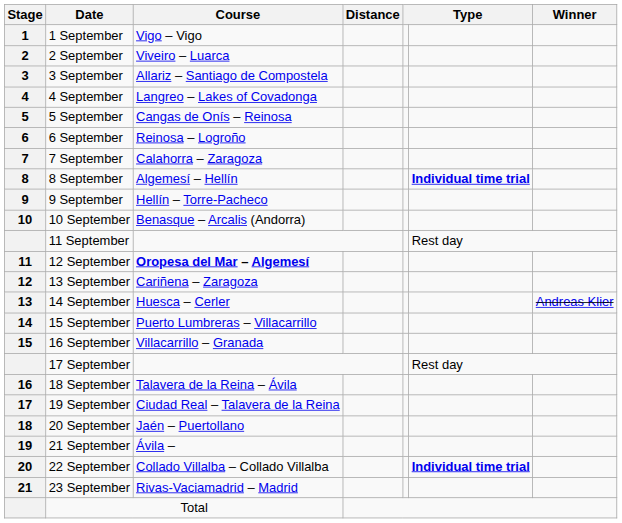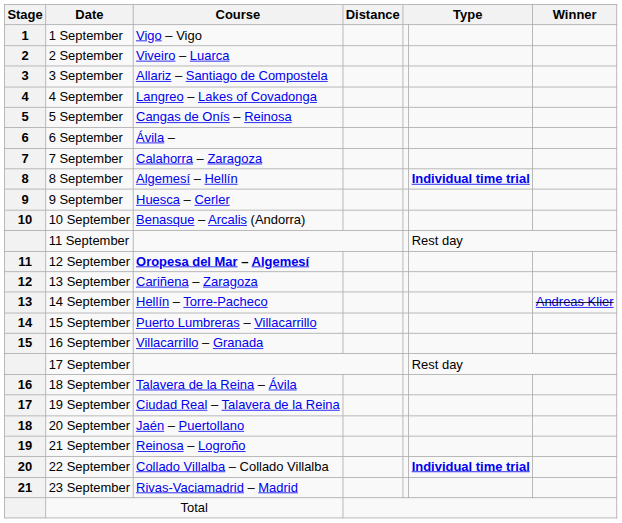(191, 138) Reinosa – Logroño -> (156, 138) Ávila –
(202, 199) Hellín – Torre-Pacheco -> (183, 199) Huesca – Cerler
(183, 302) Huesca – Cerler -> (202, 302) Hellín – Torre-Pacheco
(156, 446) Ávila – -> (191, 446) Reinosa – Logroño
